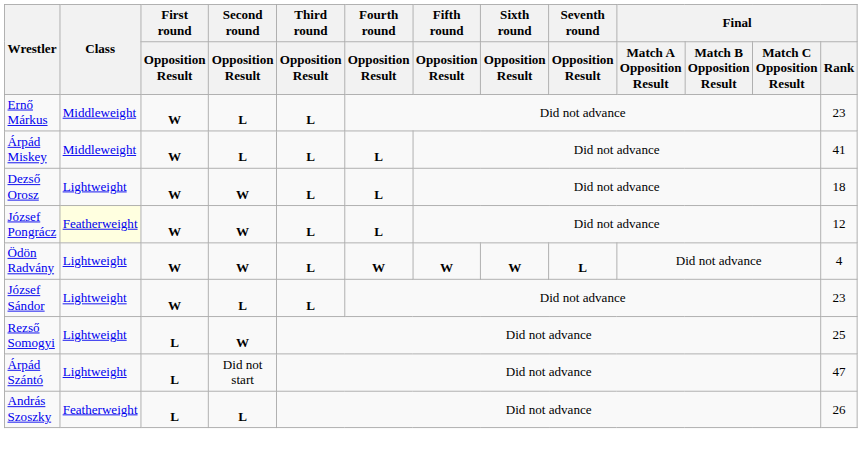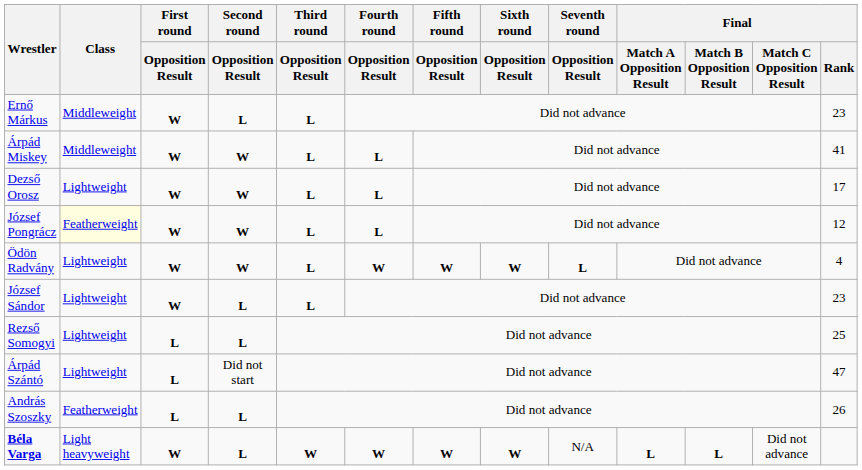(243, 157) L -> (243, 157) W
(839, 187) 18 -> (839, 187) 17
(243, 343) W -> (243, 343) L
+ row: (24, 446)
